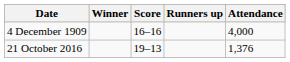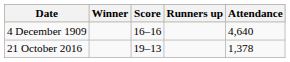(241, 31) 4,000 -> (241, 31) 4,640
(241, 48) 1,376 -> (241, 48) 1,378
